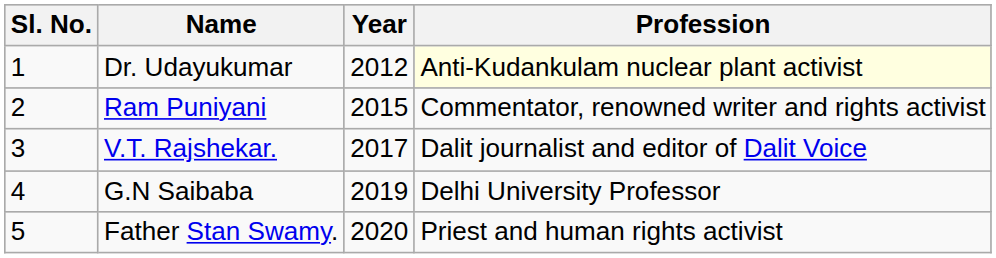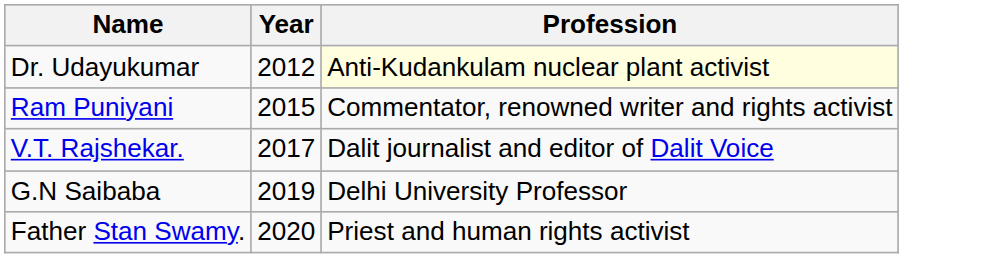- column: (51, 25)
